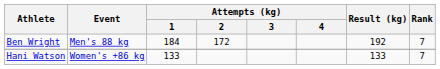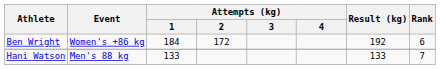(99, 41) Men's 88 kg -> (107, 41) Women's +86 kg
(422, 41) 7 -> (422, 41) 6
(107, 56) Women's +86 kg -> (99, 56) Men's 88 kg
